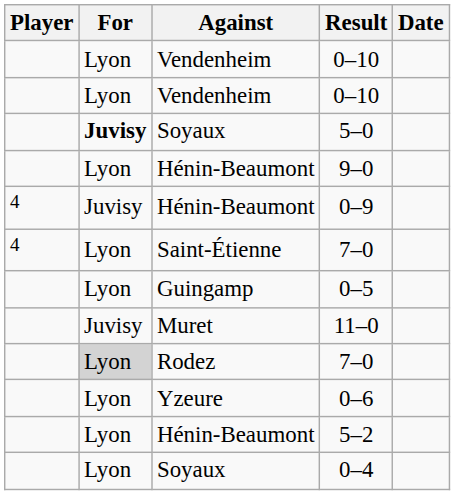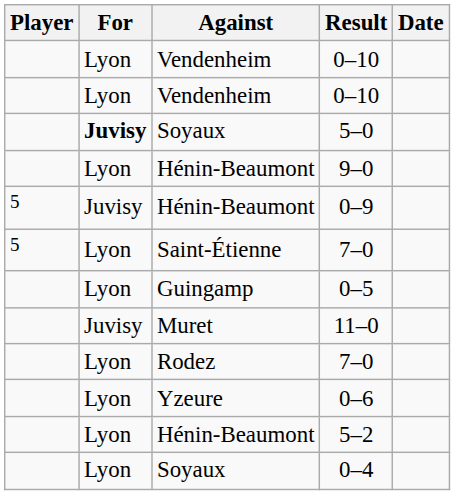(15, 202) 4 -> (15, 202) 5
(15, 245) 4 -> (15, 245) 5
(108, 361) lightgrey background -> (108, 361) no background
